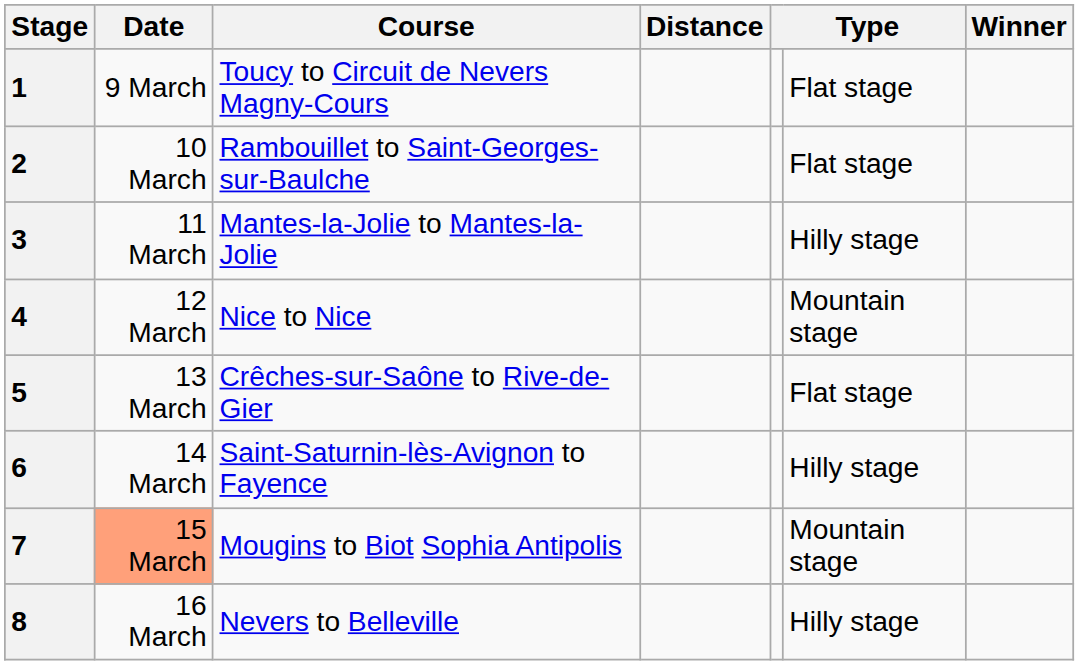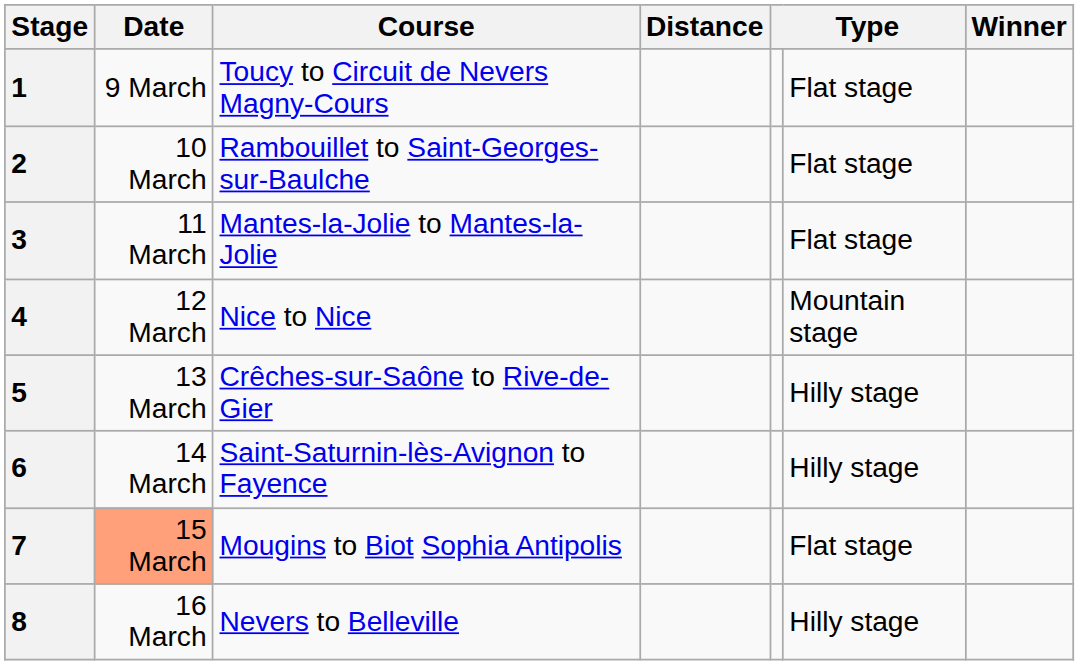(854, 240) Hilly stage -> (851, 240) Flat stage
(851, 392) Flat stage -> (854, 392) Hilly stage
(847, 545) Mountain stage -> (851, 545) Flat stage
